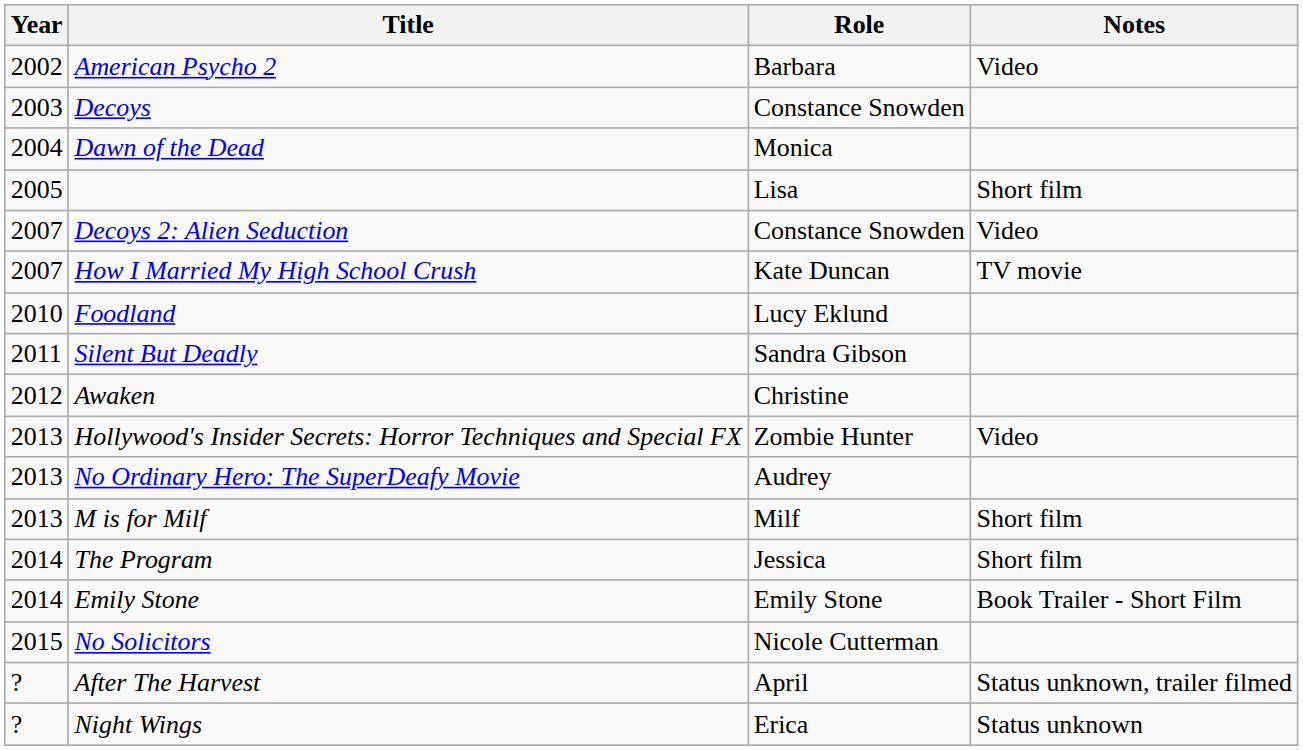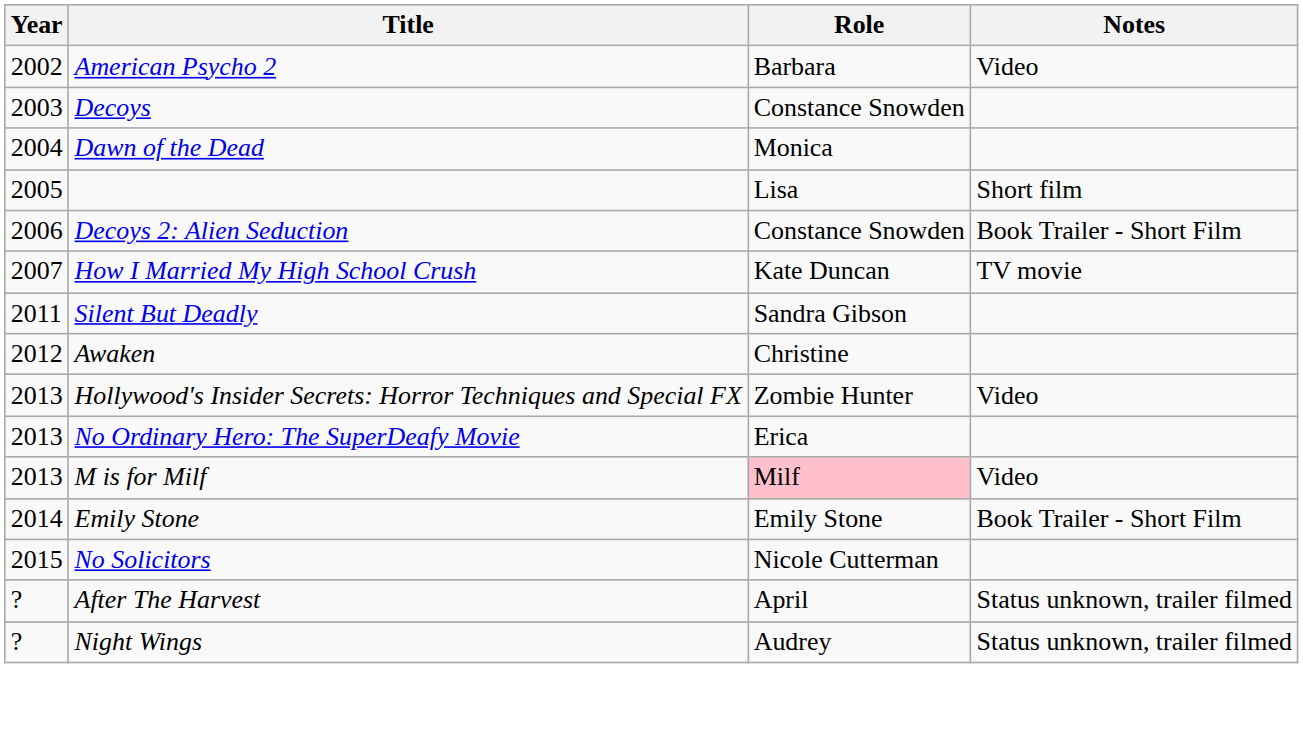(37, 230) 2007 -> (37, 230) 2006
(1007, 230) Video -> (1109, 230) Book Trailer - Short Film
- row: (125, 312)
(793, 477) Audrey -> (781, 436) Erica
(777, 518) no background -> (777, 477) pink background
(1029, 518) Short film -> (1007, 477) Video
- row: (144, 559)
(781, 723) Erica -> (793, 641) Audrey
(1060, 723) Status unknown -> (1134, 641) Status unknown, trailer filmed
